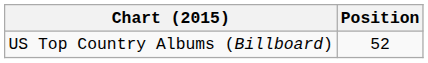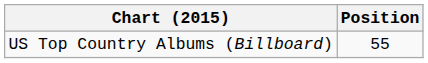(380, 45) 52 -> (380, 45) 55
